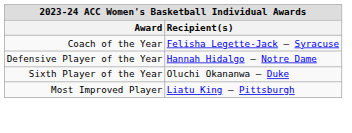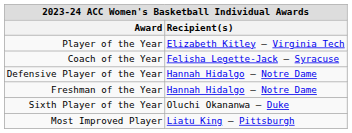+ row: (112, 43)
+ row: (107, 89)
